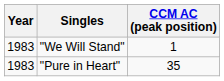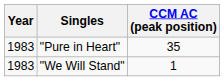rows swapped: (82, 47) <-> (80, 66)
